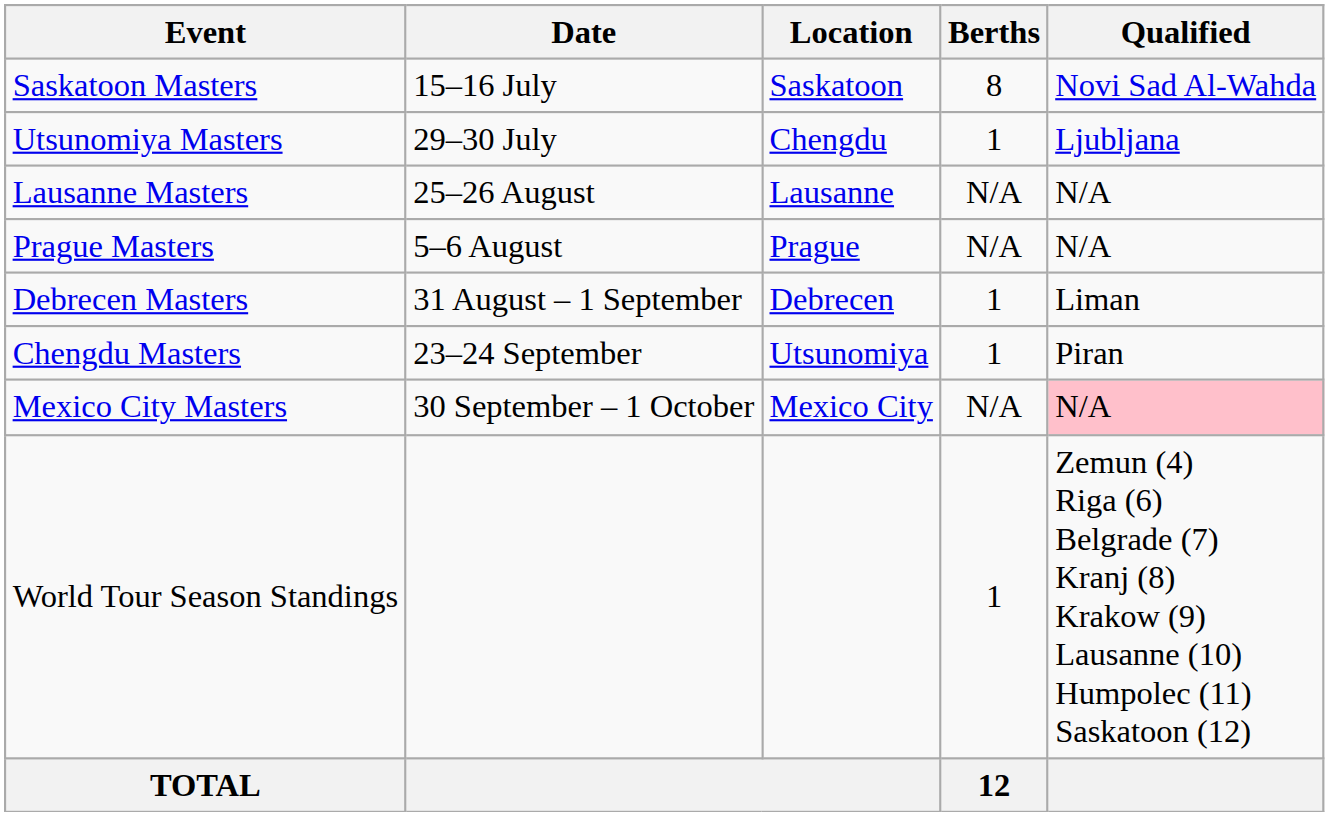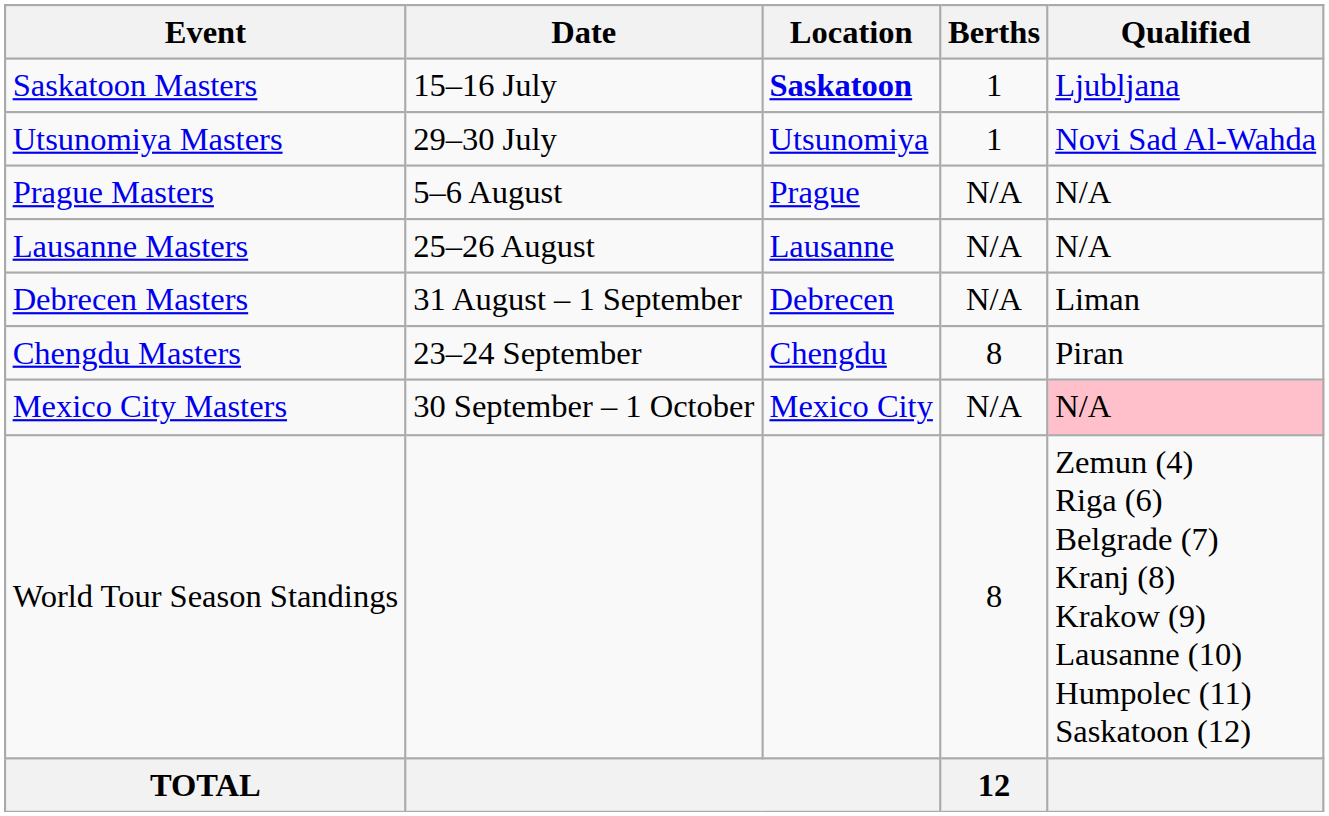(836, 85) normal -> (841, 85) bold
(994, 85) 8 -> (994, 85) 1
(1186, 85) Novi Sad Al-Wahda -> (1117, 85) Ljubljana
(828, 138) Chengdu -> (849, 138) Utsunomiya
(1117, 138) Ljubljana -> (1186, 138) Novi Sad Al-Wahda
rows swapped: (113, 246) <-> (130, 192)
(994, 299) 1 -> (994, 299) N/A
(849, 353) Utsunomiya -> (828, 353) Chengdu
(994, 353) 1 -> (994, 353) 8
(994, 595) 1 -> (994, 595) 8
